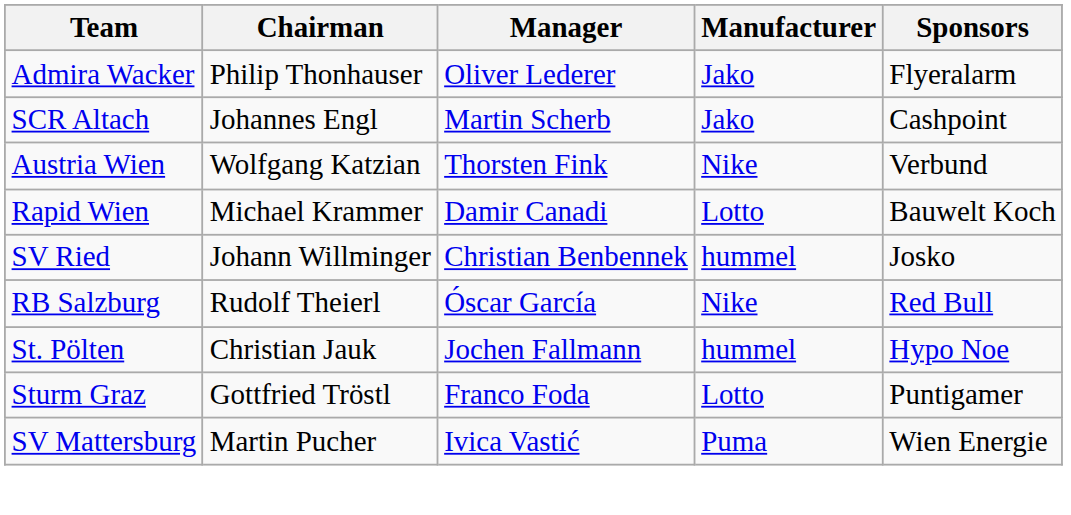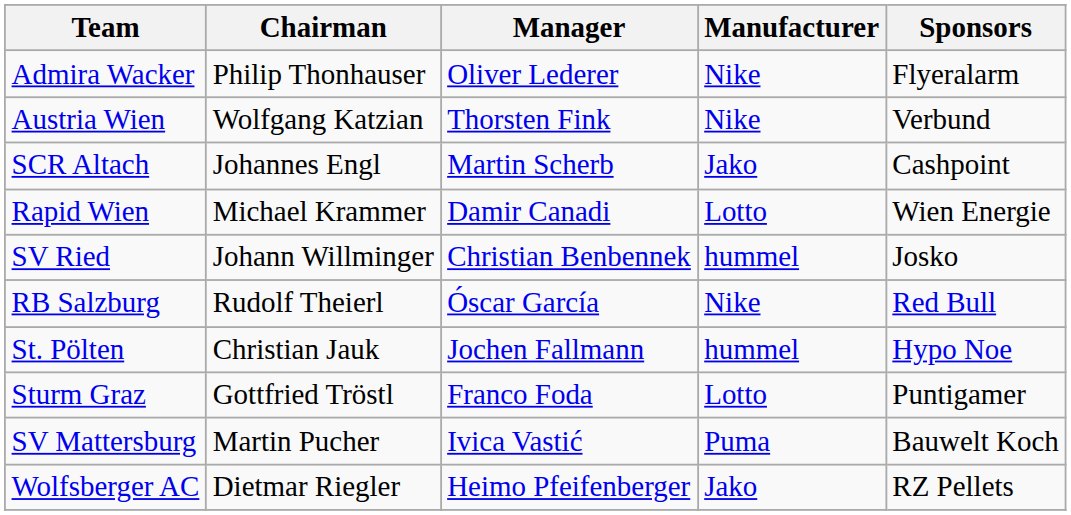(728, 73) Jako -> (732, 73) Nike
rows swapped: (80, 119) <-> (88, 165)
(973, 211) Bauwelt Koch -> (972, 211) Wien Energie
(969, 440) Wien Energie -> (976, 440) Bauwelt Koch
+ row: (105, 486)
